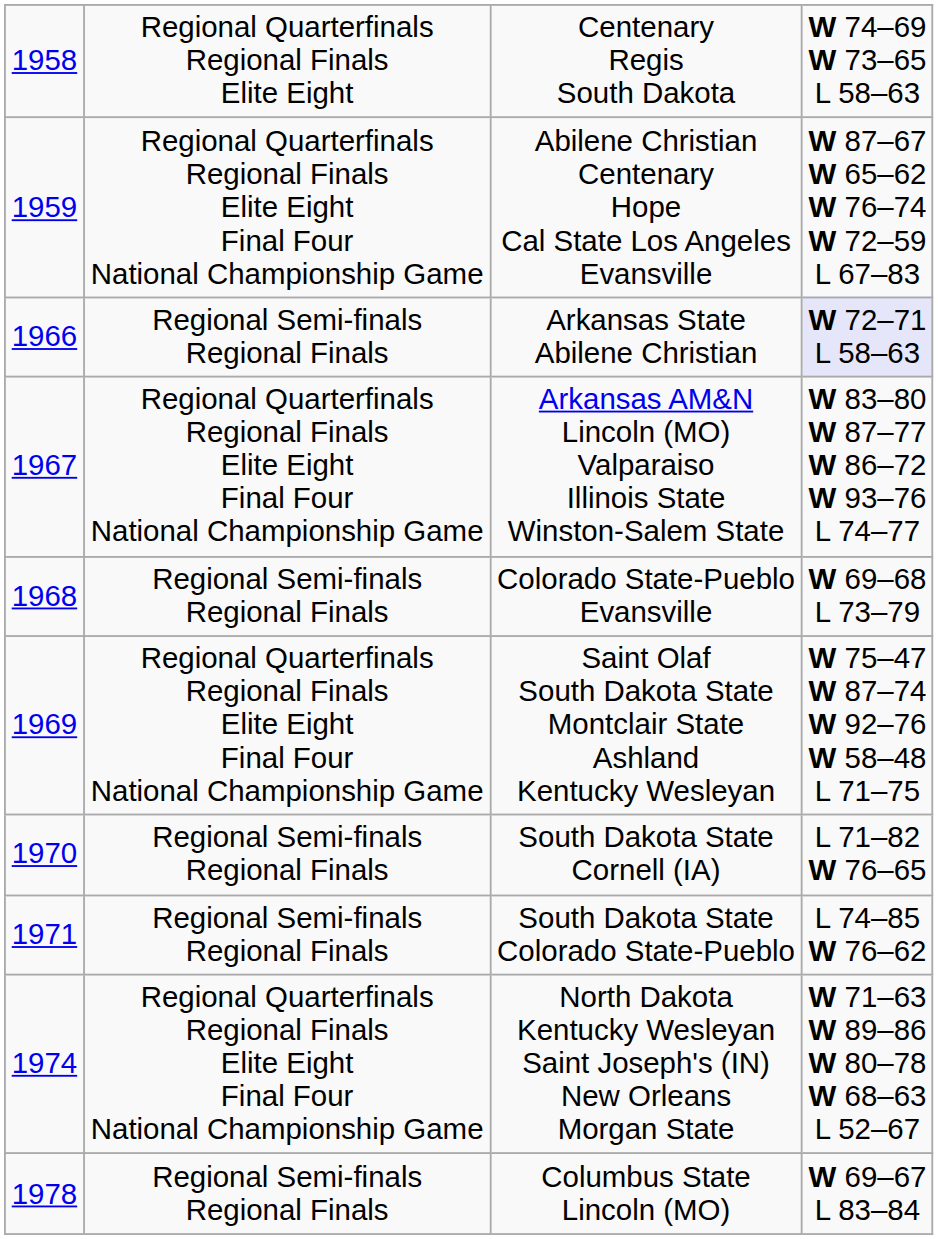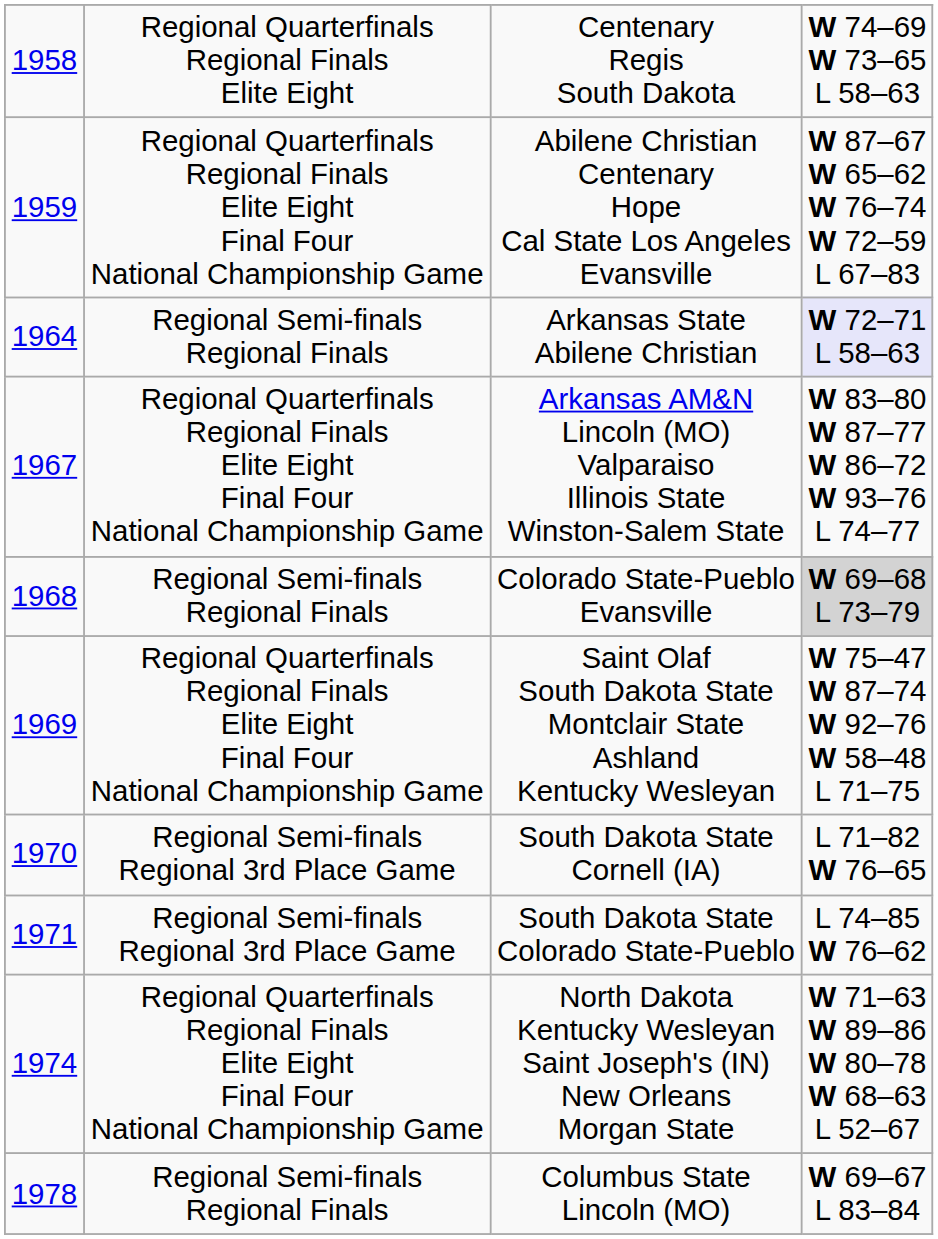(44, 336) 1966 -> (44, 336) 1964
(867, 595) no background -> (867, 595) lightgrey background
(287, 854) Regional Semi-finals Regional Finals -> (287, 854) Regional Semi-finals Regional 3rd Place Game
(287, 934) Regional Semi-finals Regional Finals -> (287, 934) Regional Semi-finals Regional 3rd Place Game
